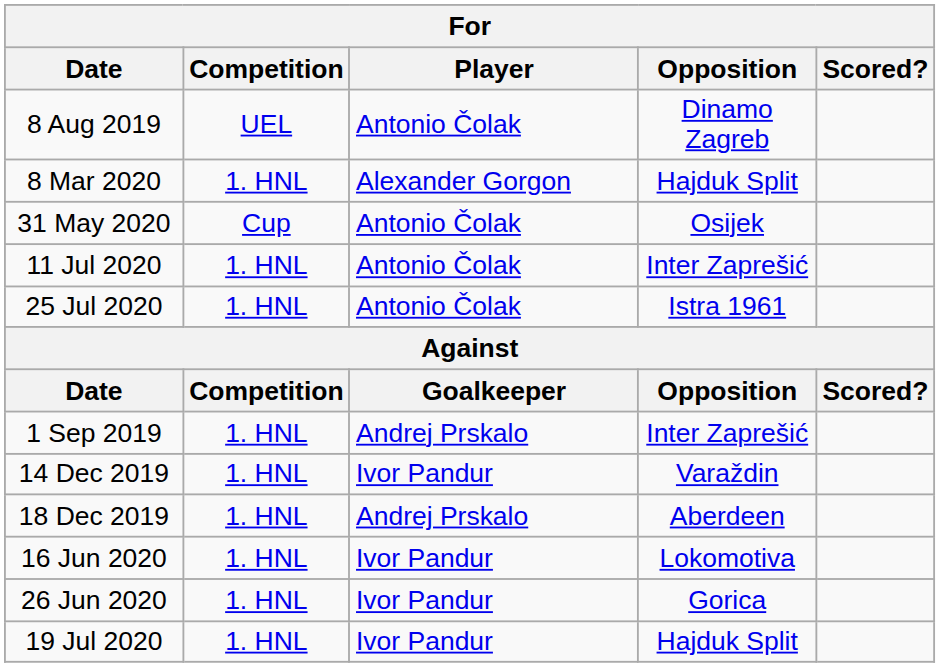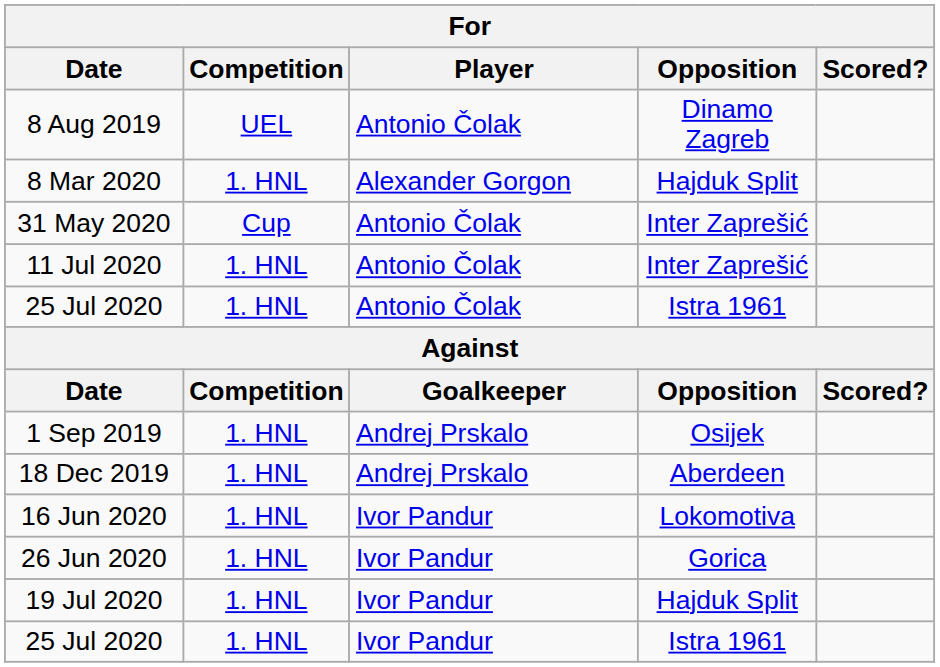(727, 223) Osijek -> (727, 223) Inter Zaprešić
(727, 432) Inter Zaprešić -> (727, 432) Osijek
- row: (94, 474)
+ row: (94, 642)
